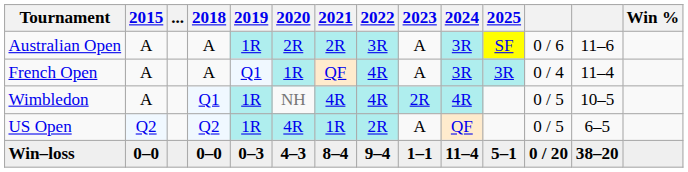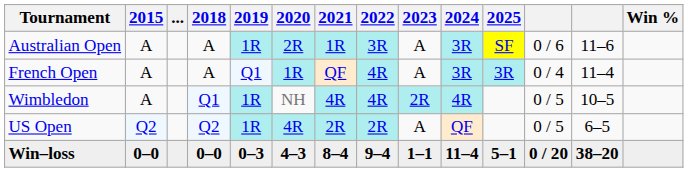(335, 45) 2R -> (335, 45) 1R
(335, 126) 1R -> (335, 126) 2R
